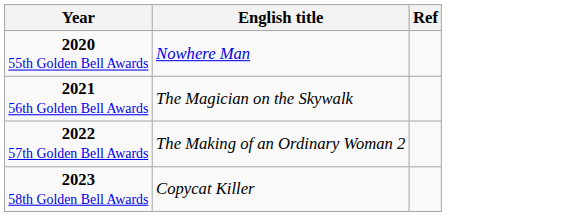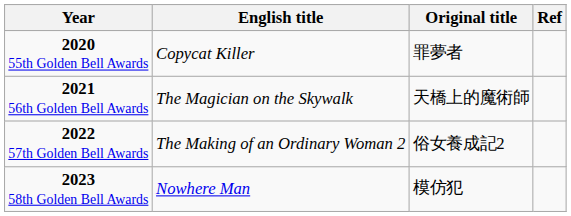+ column: (471, 17)
(203, 53) Nowhere Man -> (205, 53) Copycat Killer
(205, 188) Copycat Killer -> (203, 188) Nowhere Man
